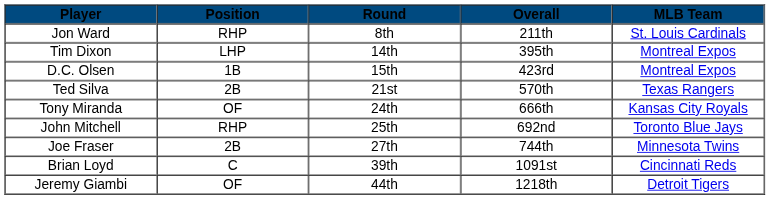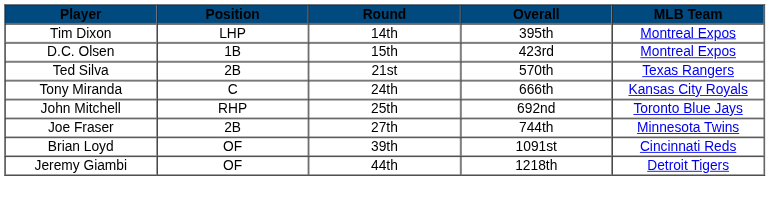- row: (81, 33)
(233, 108) OF -> (233, 90) C
(233, 165) C -> (233, 146) OF
